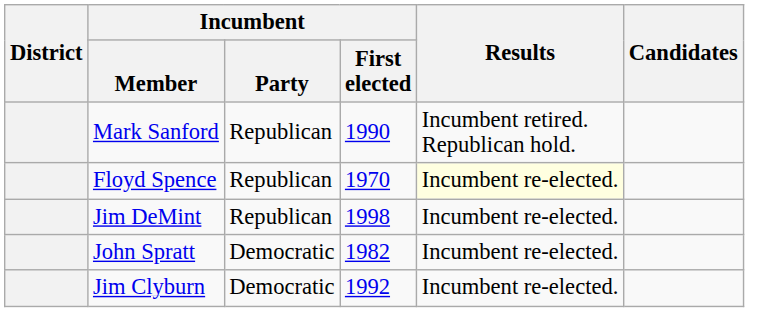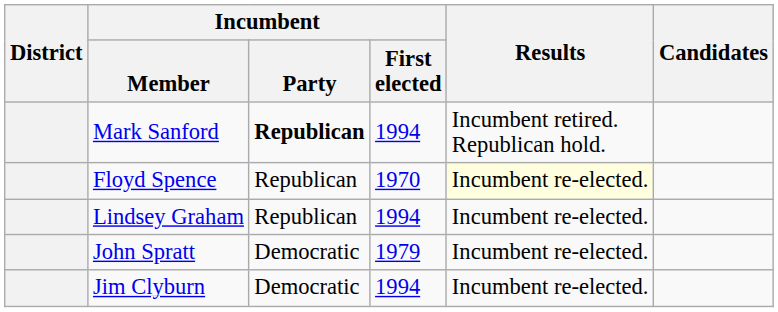(281, 132) normal -> (310, 132) bold
(367, 132) 1990 -> (398, 132) 1994
+ row: (168, 216)
- row: (147, 216)
(367, 252) 1982 -> (398, 252) 1979
(367, 287) 1992 -> (398, 287) 1994
